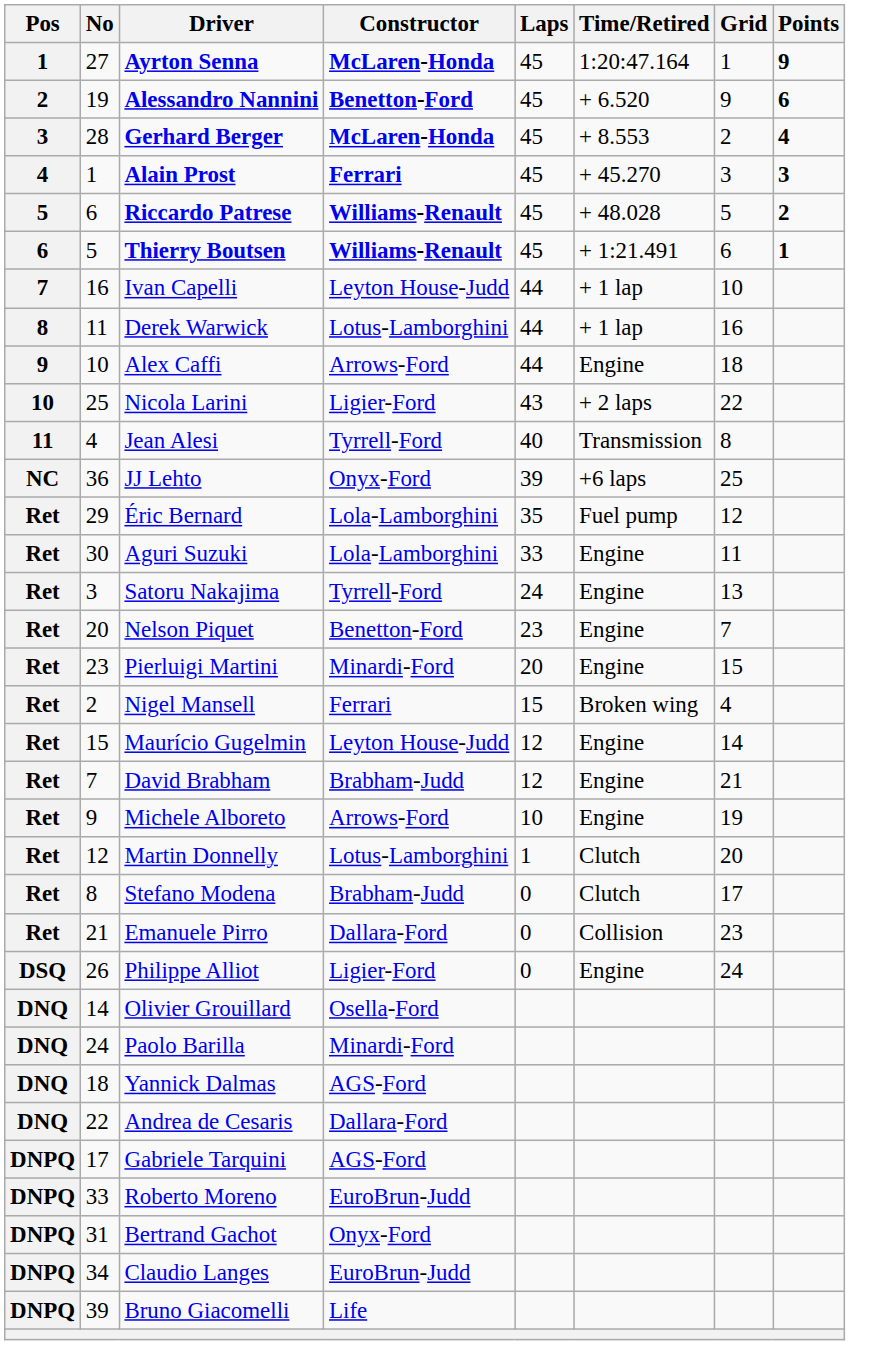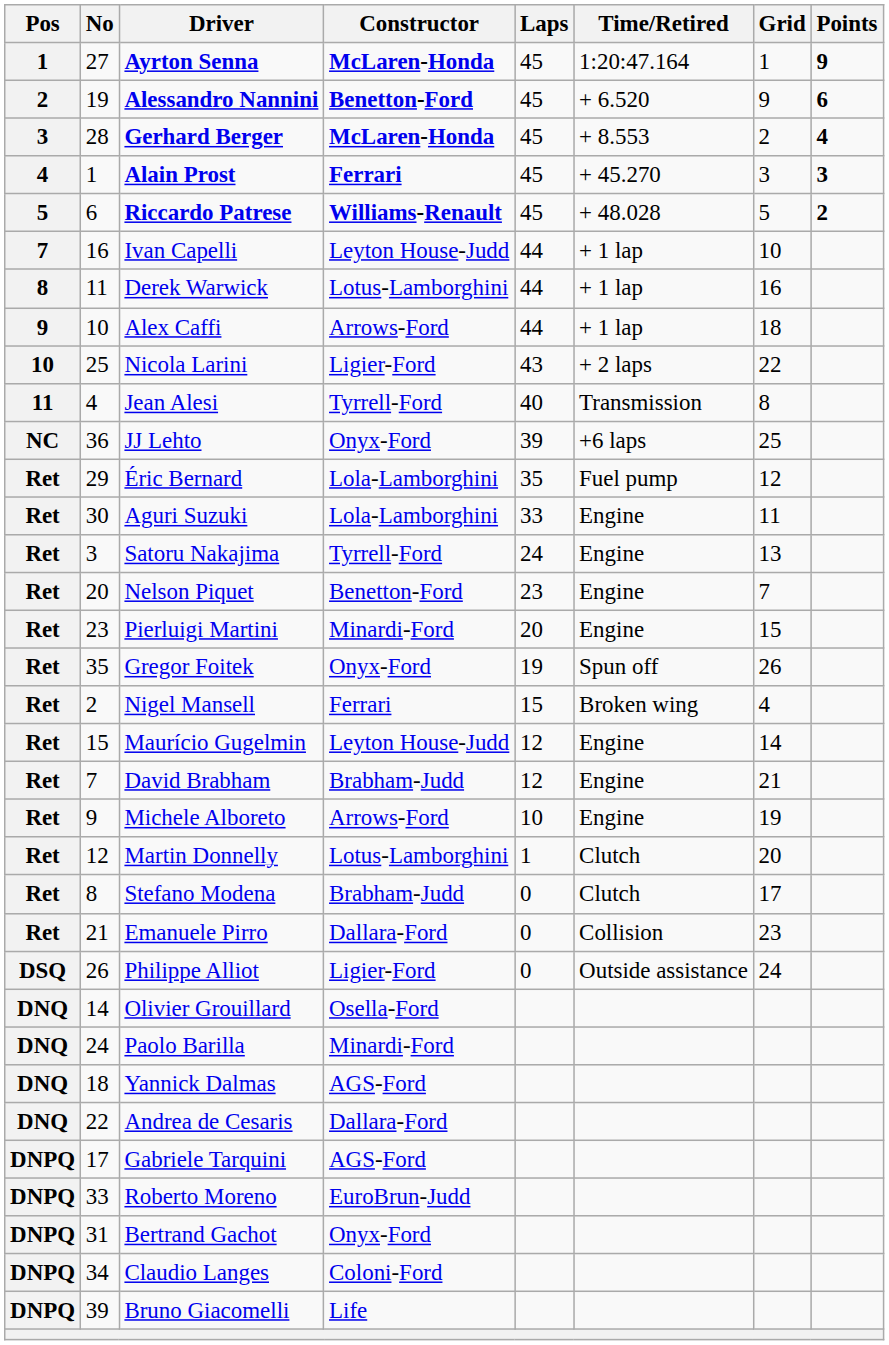- row: (205, 250)
(612, 364) Engine -> (611, 326) + 1 lap
+ row: (189, 666)
(612, 969) Engine -> (663, 969) Outside assistance
(400, 1272) EuroBrun-Judd -> (386, 1272) Coloni-Ford
